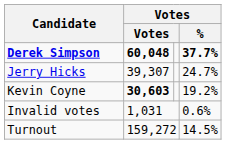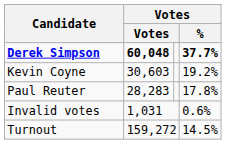- row: (46, 72)
(148, 91) bold -> (148, 72) normal
+ row: (46, 91)
